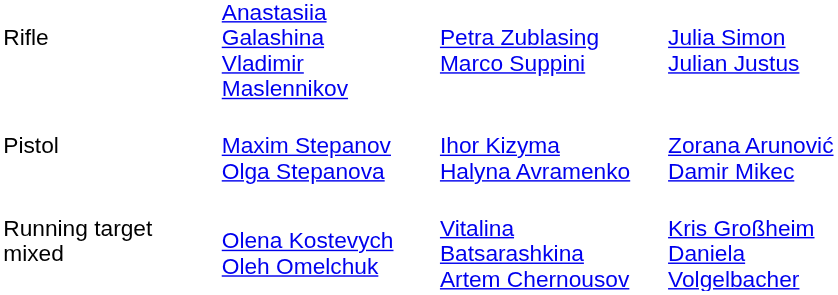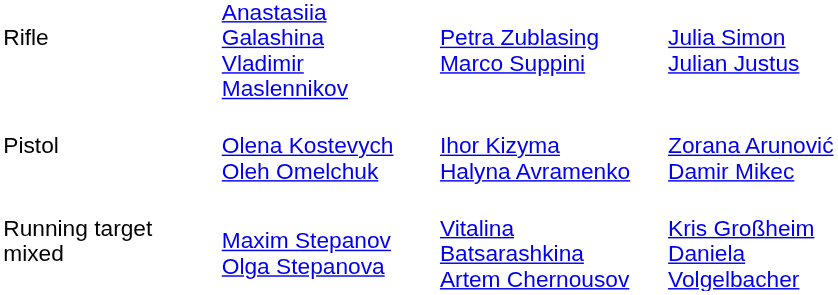(306, 158) Maxim Stepanov Olga Stepanova -> (308, 158) Olena Kostevych Oleh Omelchuk
(308, 253) Olena Kostevych Oleh Omelchuk -> (306, 253) Maxim Stepanov Olga Stepanova
